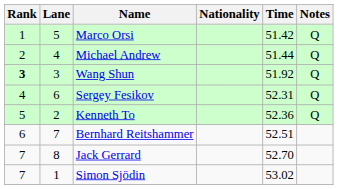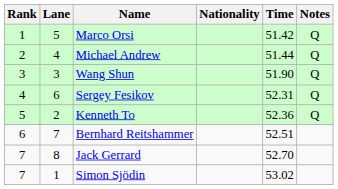(22, 74) bold -> (22, 74) normal
(280, 74) 51.92 -> (280, 74) 51.90
